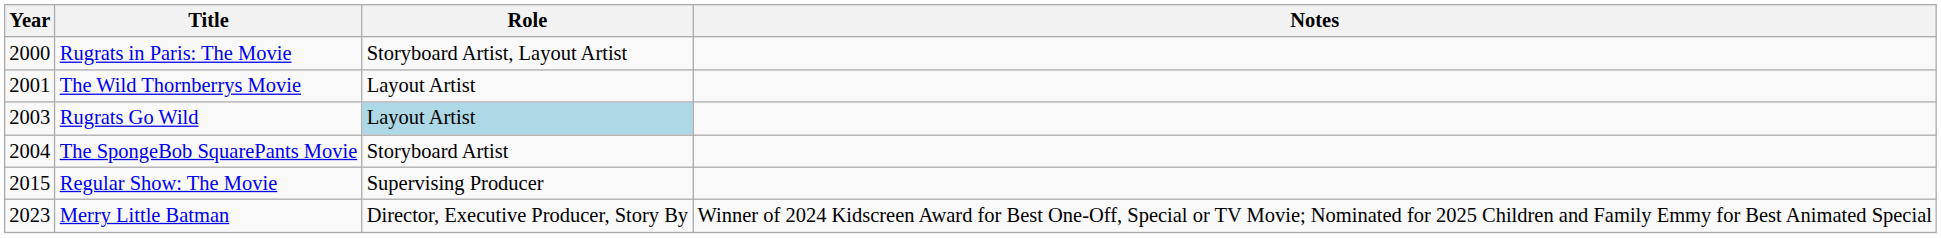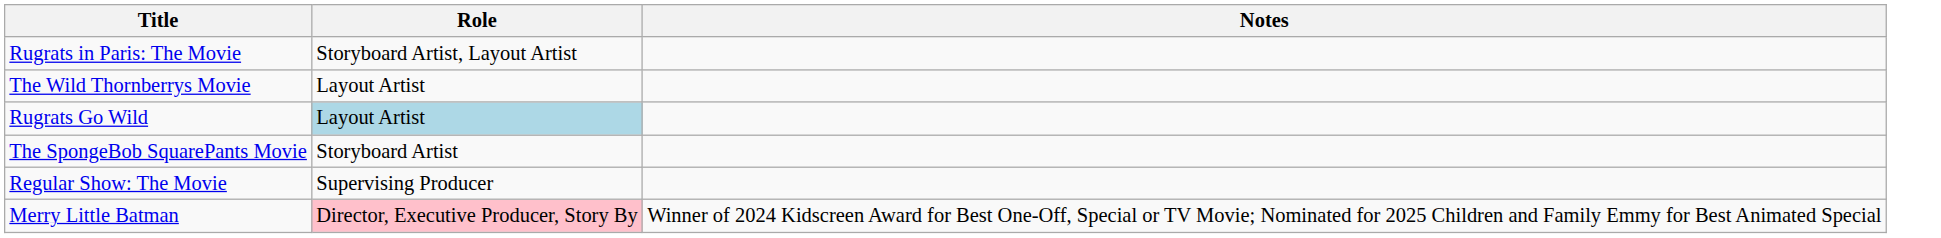- column: (30, 20)
(527, 215) no background -> (477, 215) pink background
